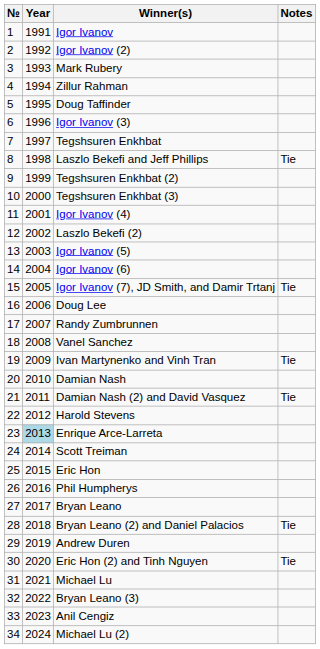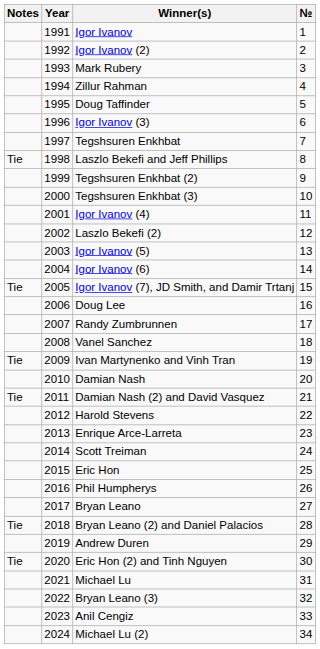columns swapped: (13, 13) <-> (296, 13)
(38, 433) lightblue background -> (57, 433) no background
